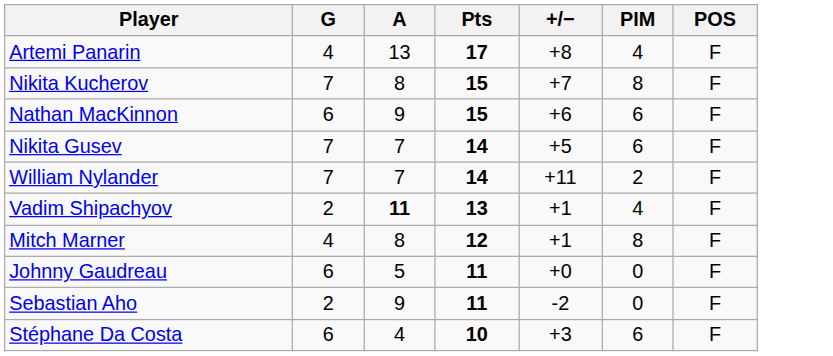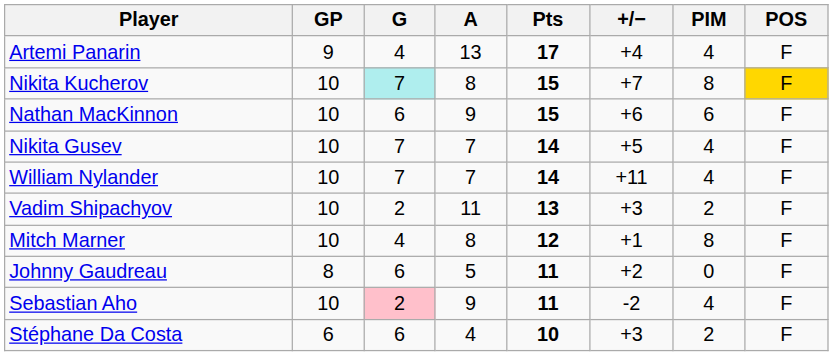+ column: (328, 20)
(560, 51) +8 -> (632, 51) +4
(328, 83) no background -> (399, 83) paleturquoise background
(715, 83) no background -> (786, 83) gold background
(638, 146) 6 -> (709, 146) 4
(638, 177) 2 -> (709, 177) 4
(399, 209) bold -> (471, 209) normal
(560, 209) +1 -> (632, 209) +3
(638, 209) 4 -> (709, 209) 2
(560, 271) +0 -> (632, 271) +2
(328, 303) no background -> (399, 303) pink background
(638, 303) 0 -> (709, 303) 4
(638, 334) 6 -> (709, 334) 2
